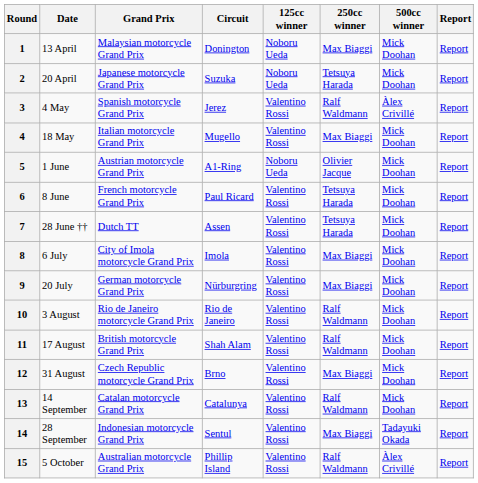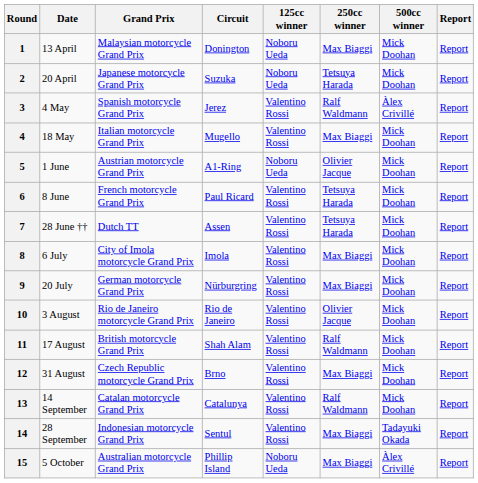(345, 314) Ralf Waldmann -> (337, 314) Olivier Jacque
(286, 462) Valentino Rossi -> (282, 462) Noboru Ueda
(345, 462) Ralf Waldmann -> (347, 462) Max Biaggi
